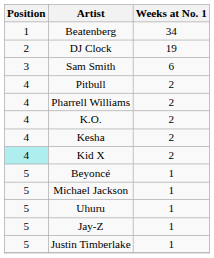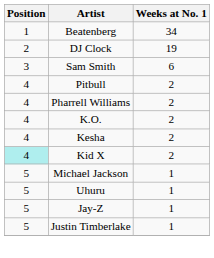- row: (91, 173)
